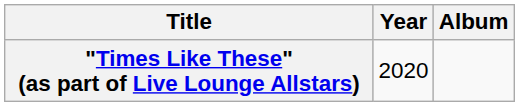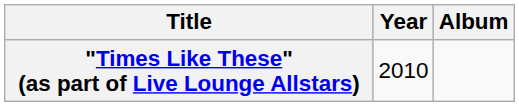(404, 70) 2020 -> (404, 70) 2010
